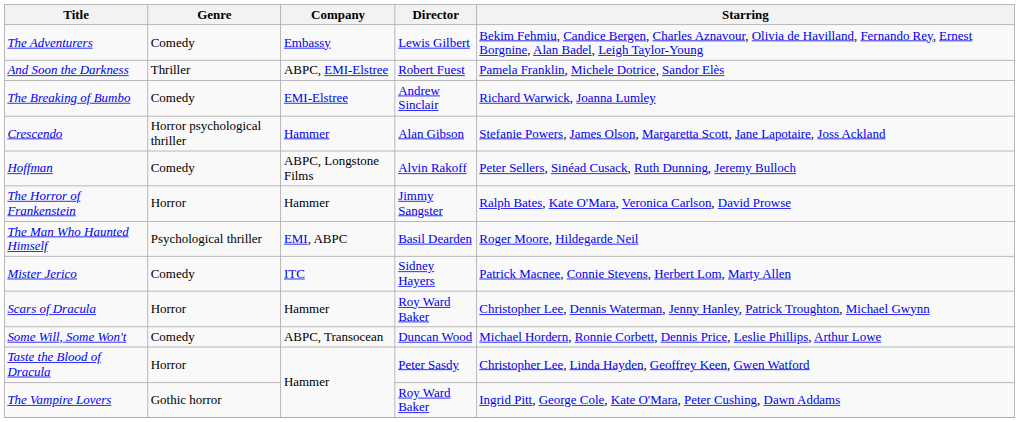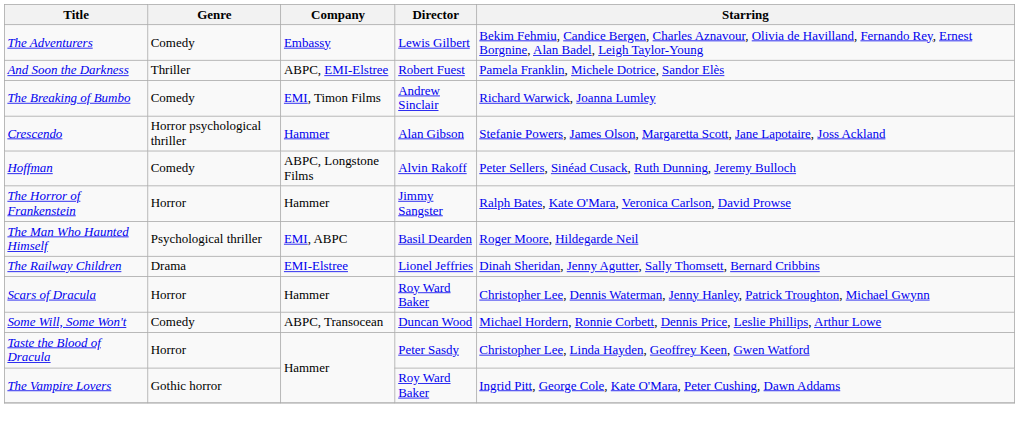(316, 98) EMI-Elstree -> (332, 98) EMI, Timon Films
- row: (42, 273)
+ row: (64, 266)
